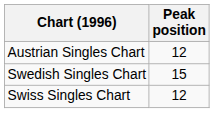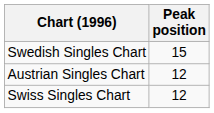rows swapped: (76, 52) <-> (77, 74)
